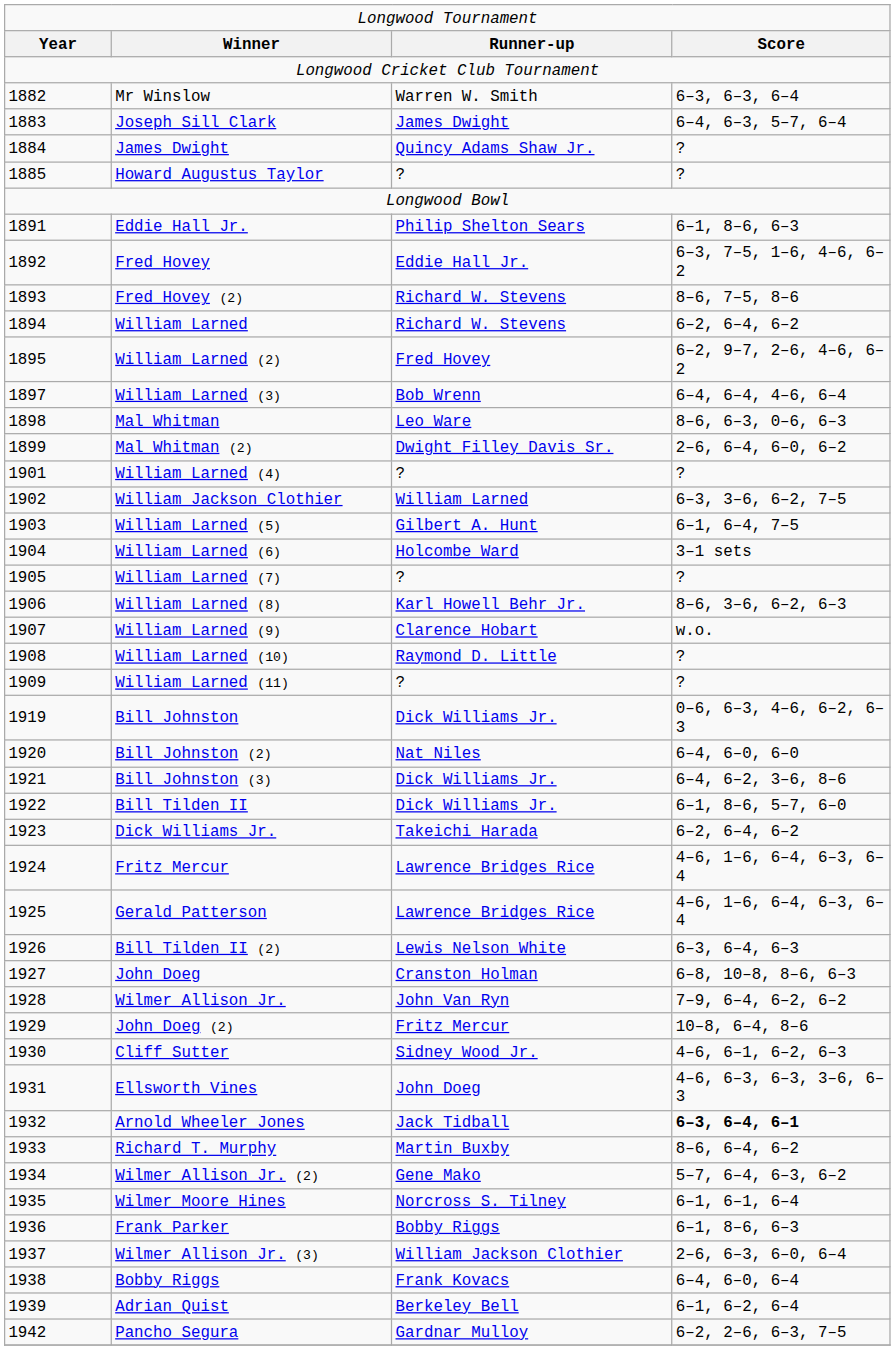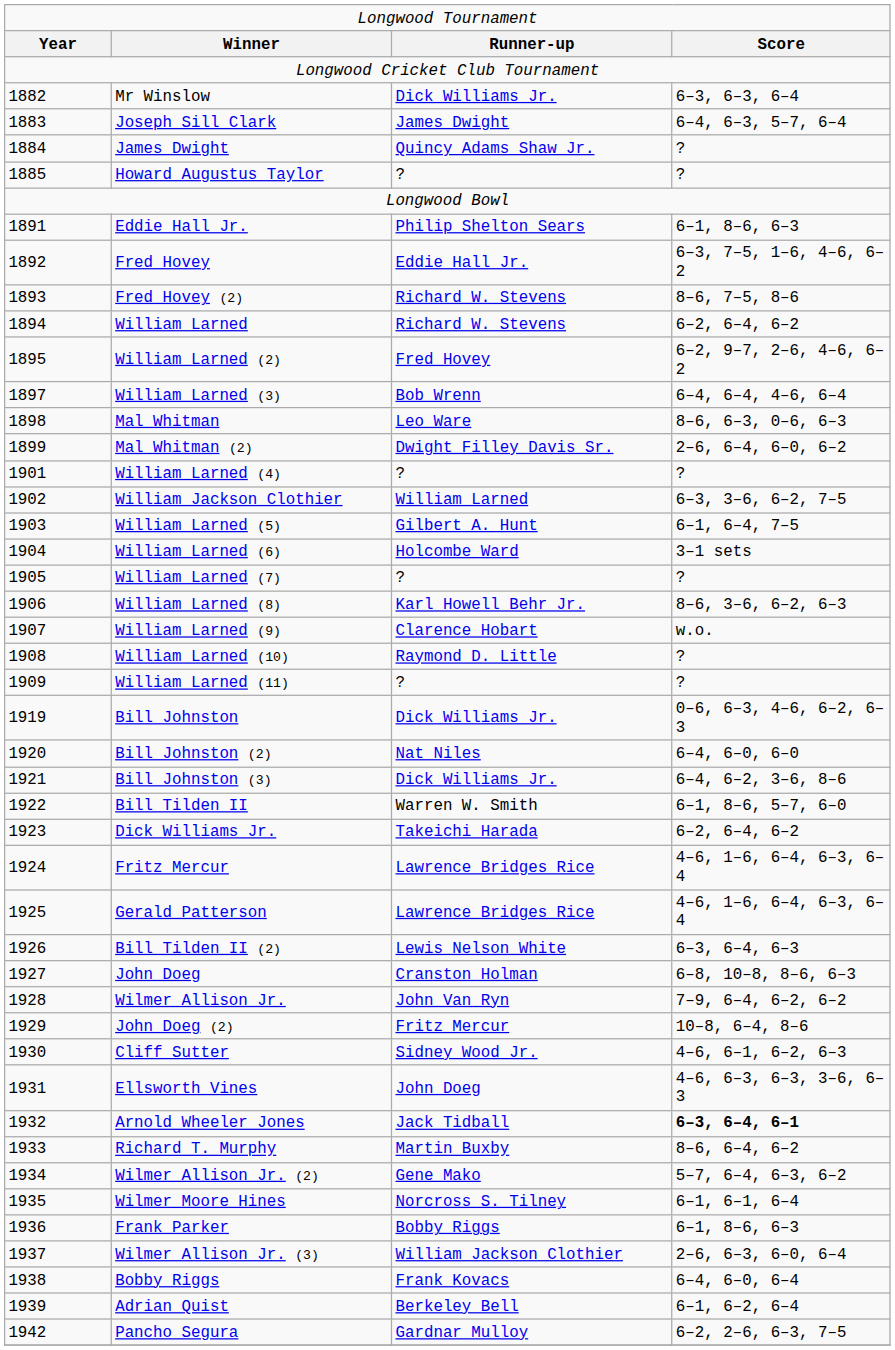(467, 96) Warren W. Smith -> (476, 96) Dick Williams Jr.
(476, 806) Dick Williams Jr. -> (467, 806) Warren W. Smith
